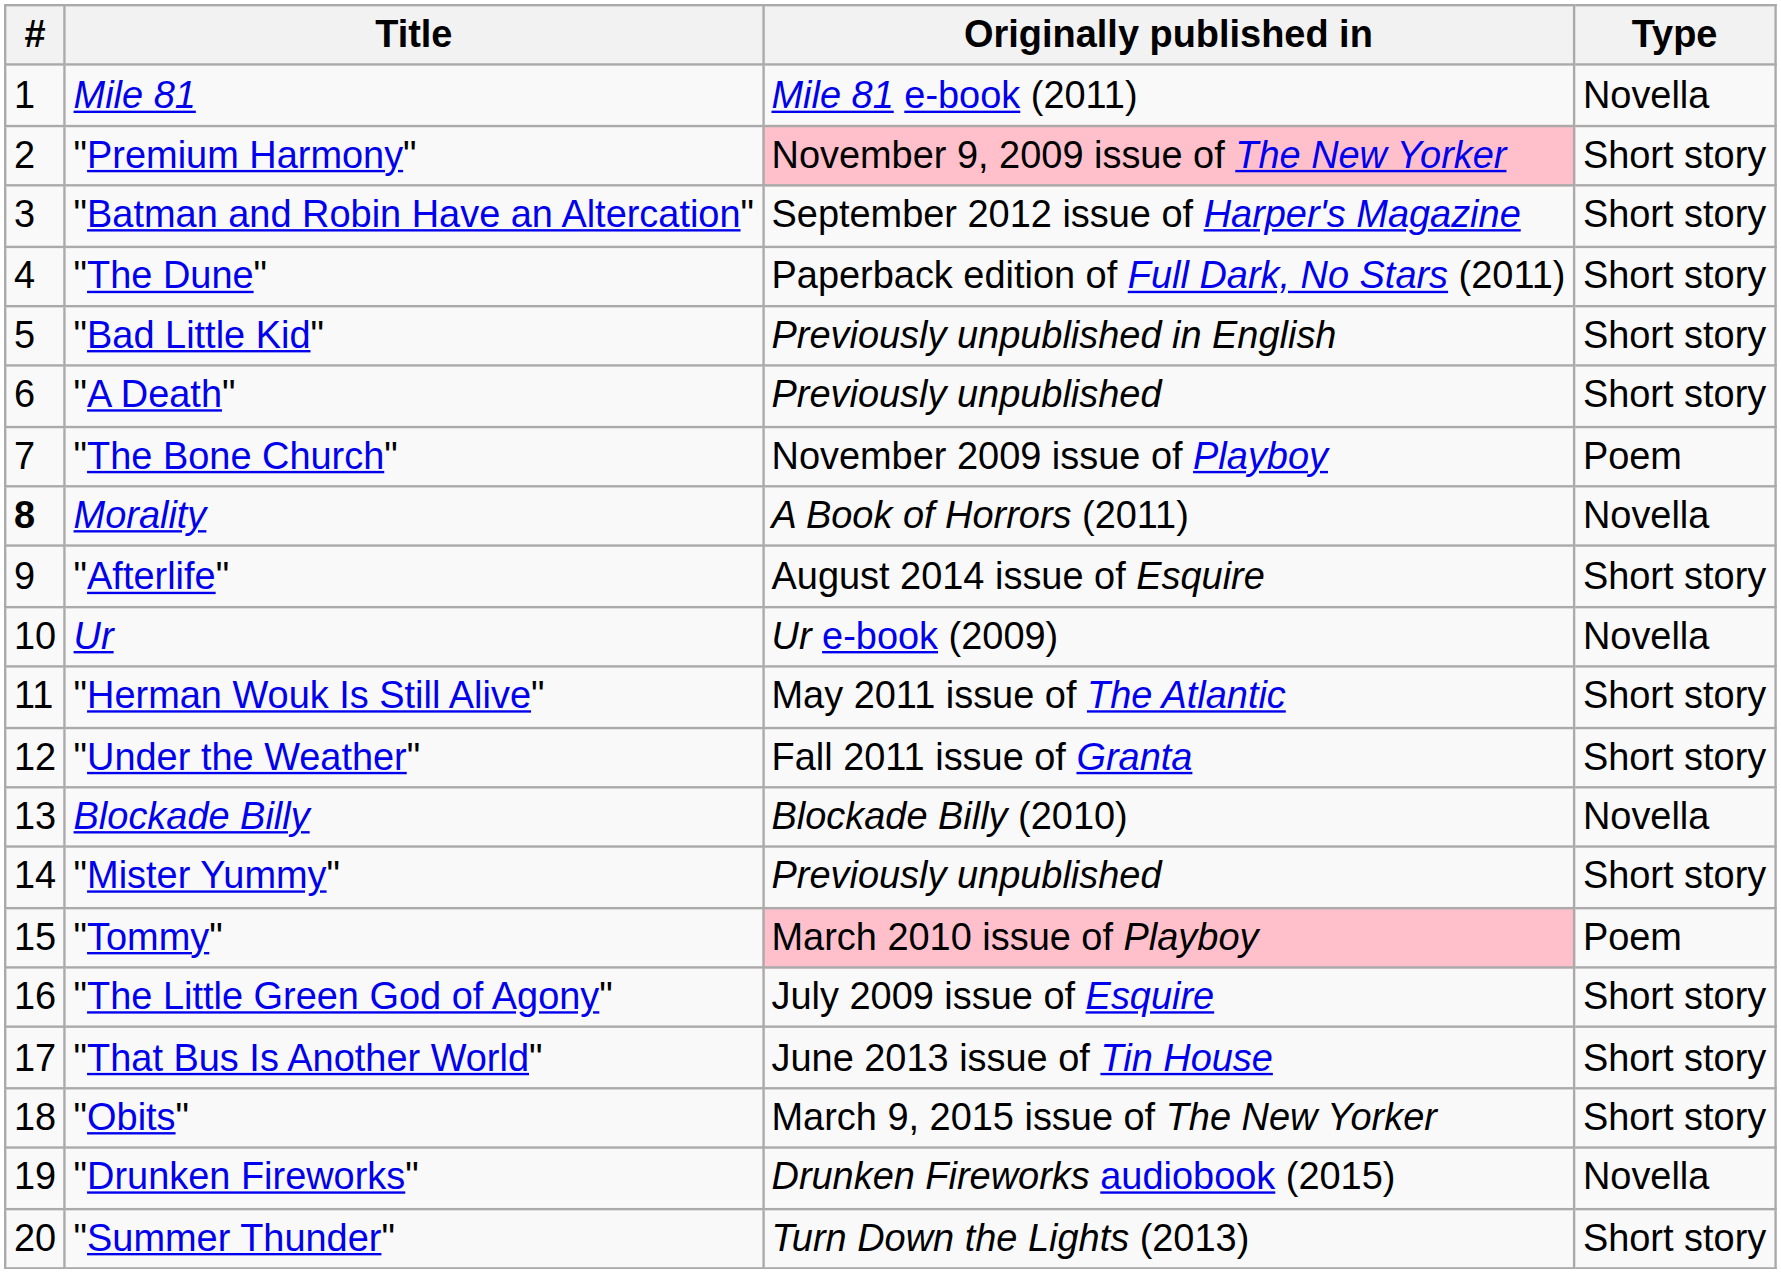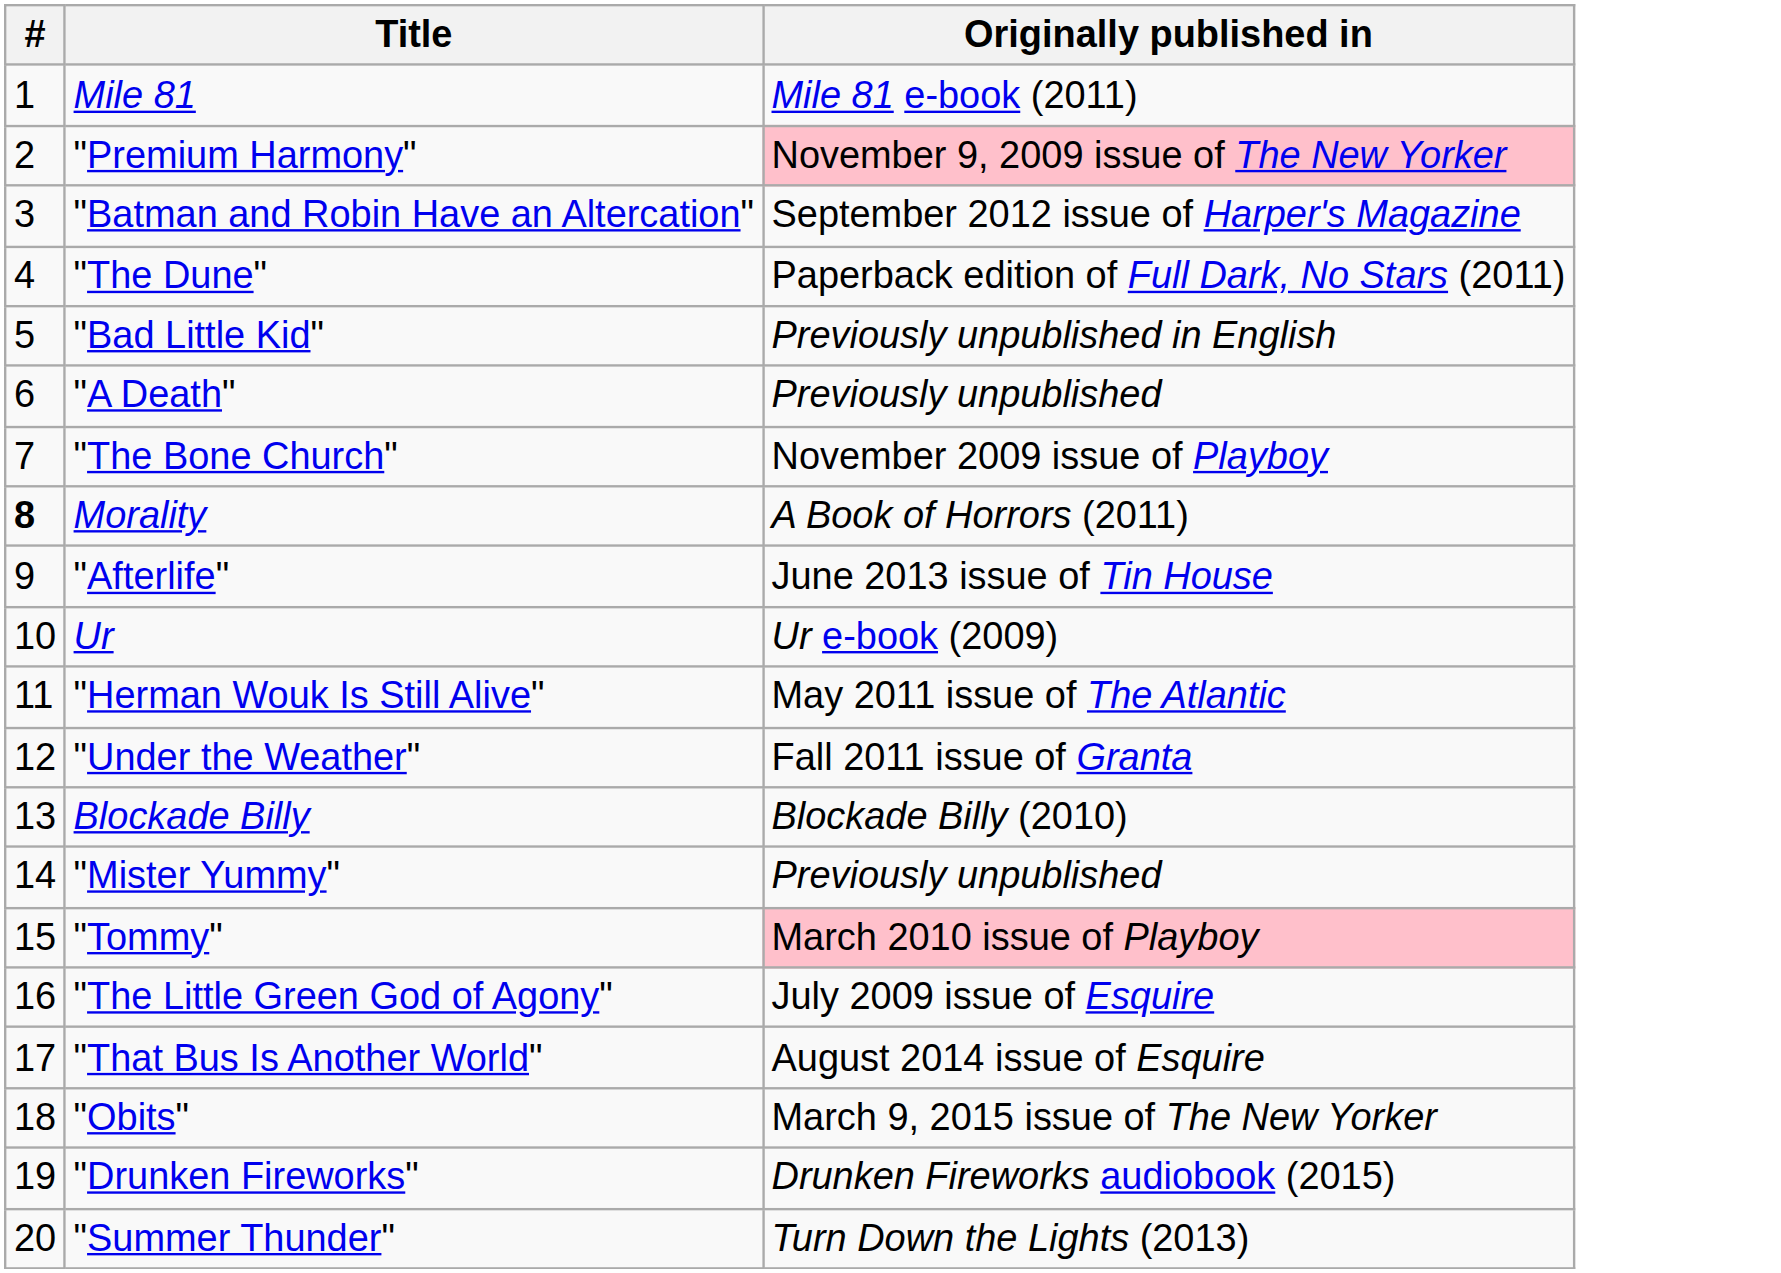- column: (1675, 34)
(1018, 575) August 2014 issue of Esquire -> (1022, 575) June 2013 issue of Tin House
(1022, 1056) June 2013 issue of Tin House -> (1018, 1056) August 2014 issue of Esquire
